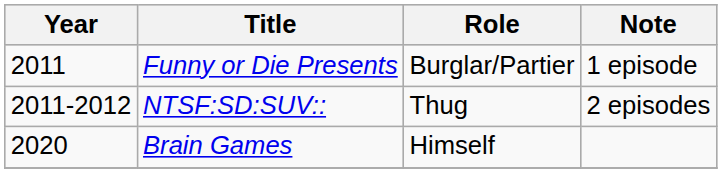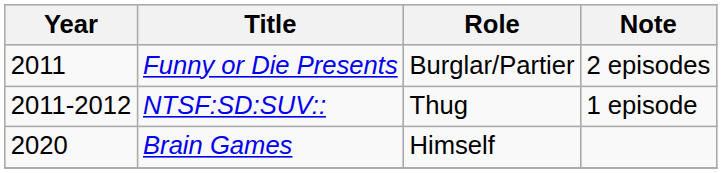(642, 65) 1 episode -> (648, 65) 2 episodes
(648, 106) 2 episodes -> (642, 106) 1 episode
